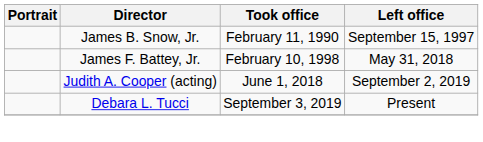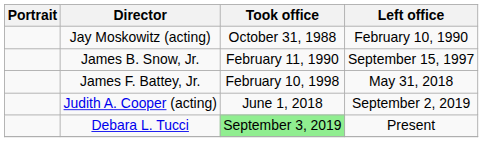+ row: (140, 37)
(282, 103) no background -> (282, 125) lightgreen background
